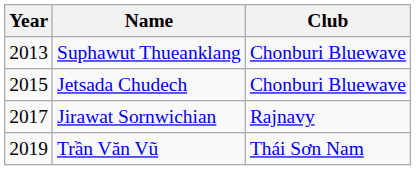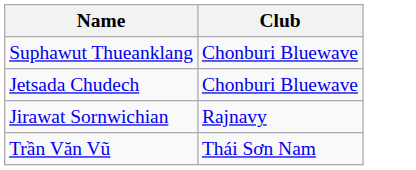- column: (29, 20)
